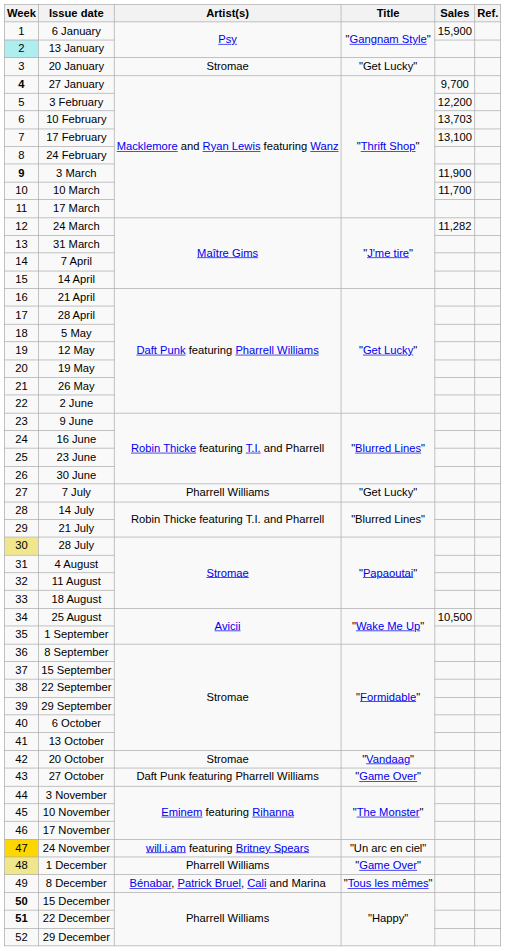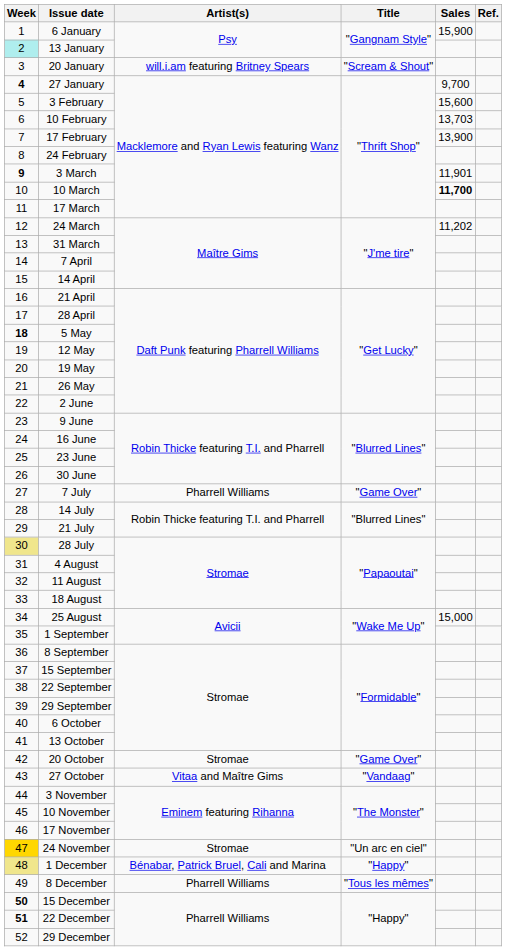(228, 66) Stromae -> (228, 66) will.i.am featuring Britney Spears
(388, 66) "Get Lucky" -> (388, 66) "Scream & Shout"
(455, 102) 12,200 -> (455, 102) 15,600
(455, 137) 13,100 -> (455, 137) 13,900
(455, 173) 11,900 -> (455, 173) 11,901
(455, 191) normal -> (455, 191) bold
(455, 226) 11,282 -> (455, 226) 11,202
(21, 333) normal -> (21, 333) bold
(388, 492) "Get Lucky" -> (388, 492) "Game Over"
(455, 617) 10,500 -> (455, 617) 15,000
(388, 759) "Vandaag" -> (388, 759) "Game Over"
(228, 777) Daft Punk featuring Pharrell Williams -> (228, 777) Vitaa and Maître Gims
(388, 777) "Game Over" -> (388, 777) "Vandaag"
(228, 848) will.i.am featuring Britney Spears -> (228, 848) Stromae
(228, 865) Pharrell Williams -> (228, 865) Bénabar, Patrick Bruel, Cali and Marina
(388, 865) "Game Over" -> (388, 865) "Happy"
(228, 883) Bénabar, Patrick Bruel, Cali and Marina -> (228, 883) Pharrell Williams
